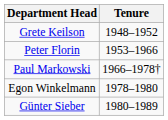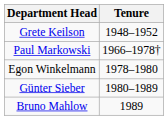- row: (52, 50)
+ row: (52, 106)
